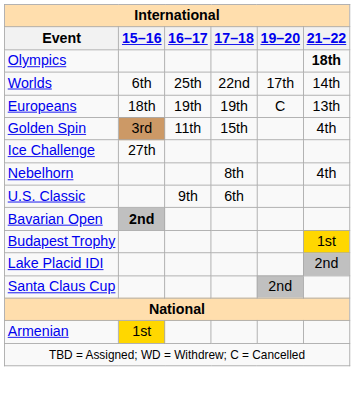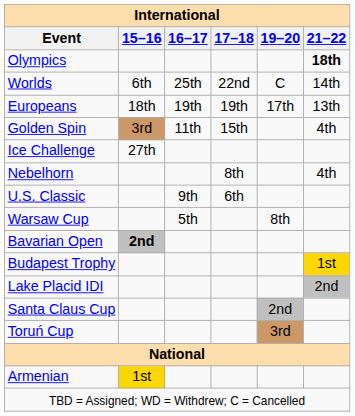(280, 83) 17th -> (280, 83) C
(280, 106) C -> (280, 106) 17th
+ row: (48, 219)
+ row: (41, 331)
